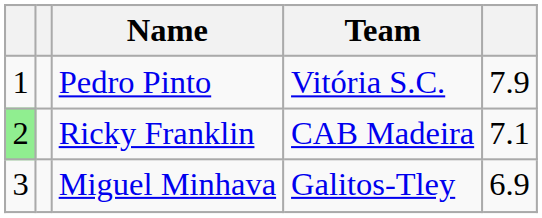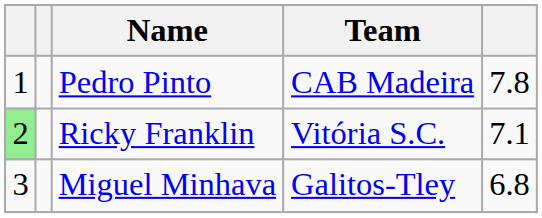(368, 81) Vitória S.C. -> (383, 81) CAB Madeira
(509, 81) 7.9 -> (509, 81) 7.8
(383, 133) CAB Madeira -> (368, 133) Vitória S.C.
(509, 184) 6.9 -> (509, 184) 6.8
